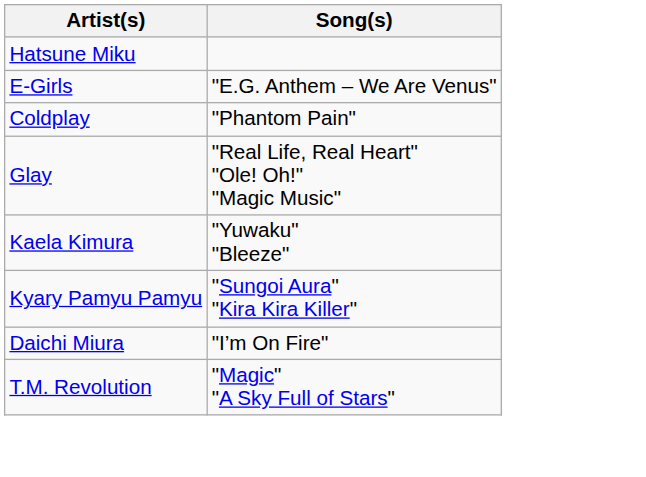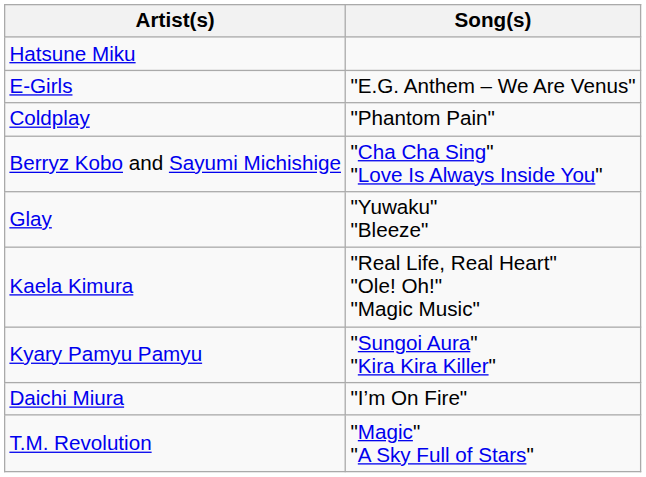+ row: (175, 163)
(315, 175) "Real Life, Real Heart" "Ole! Oh!" "Magic Music" -> (394, 219) "Yuwaku" "Bleeze"
(255, 242) "Yuwaku" "Bleeze" -> (454, 286) "Real Life, Real Heart" "Ole! Oh!" "Magic Music"
